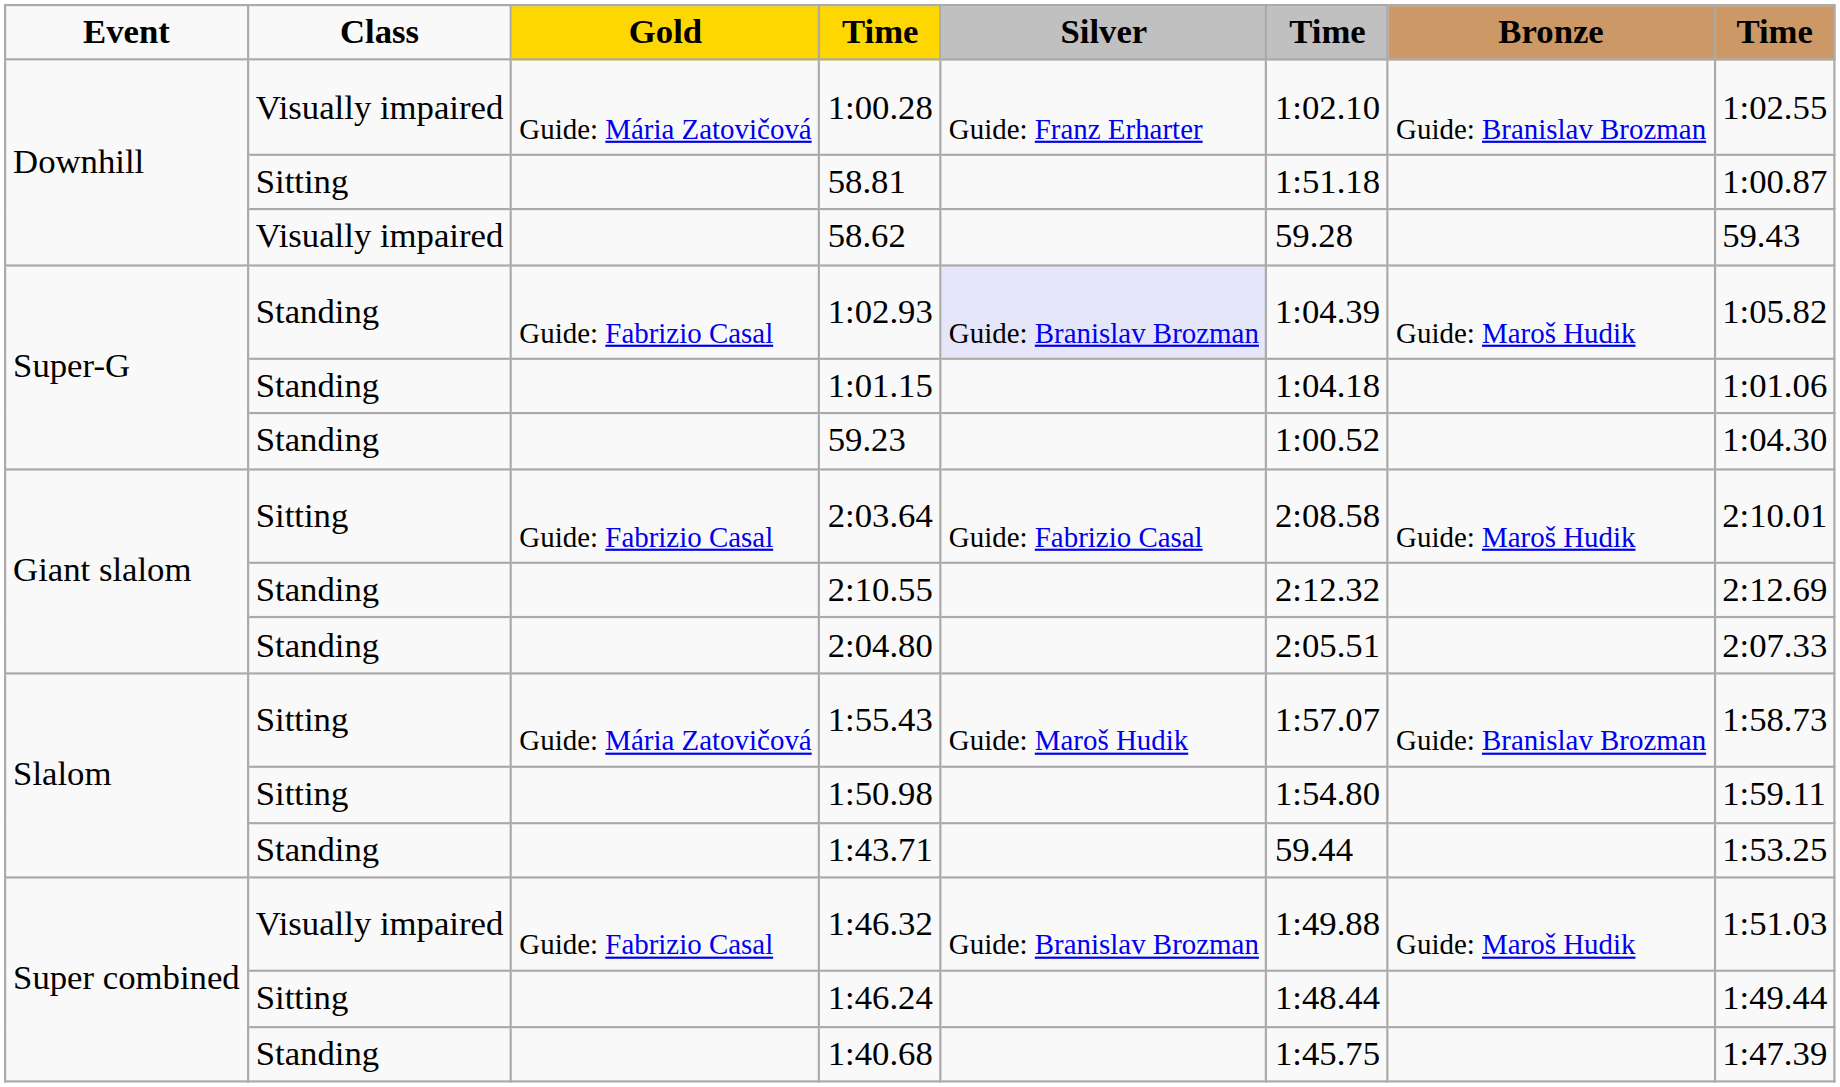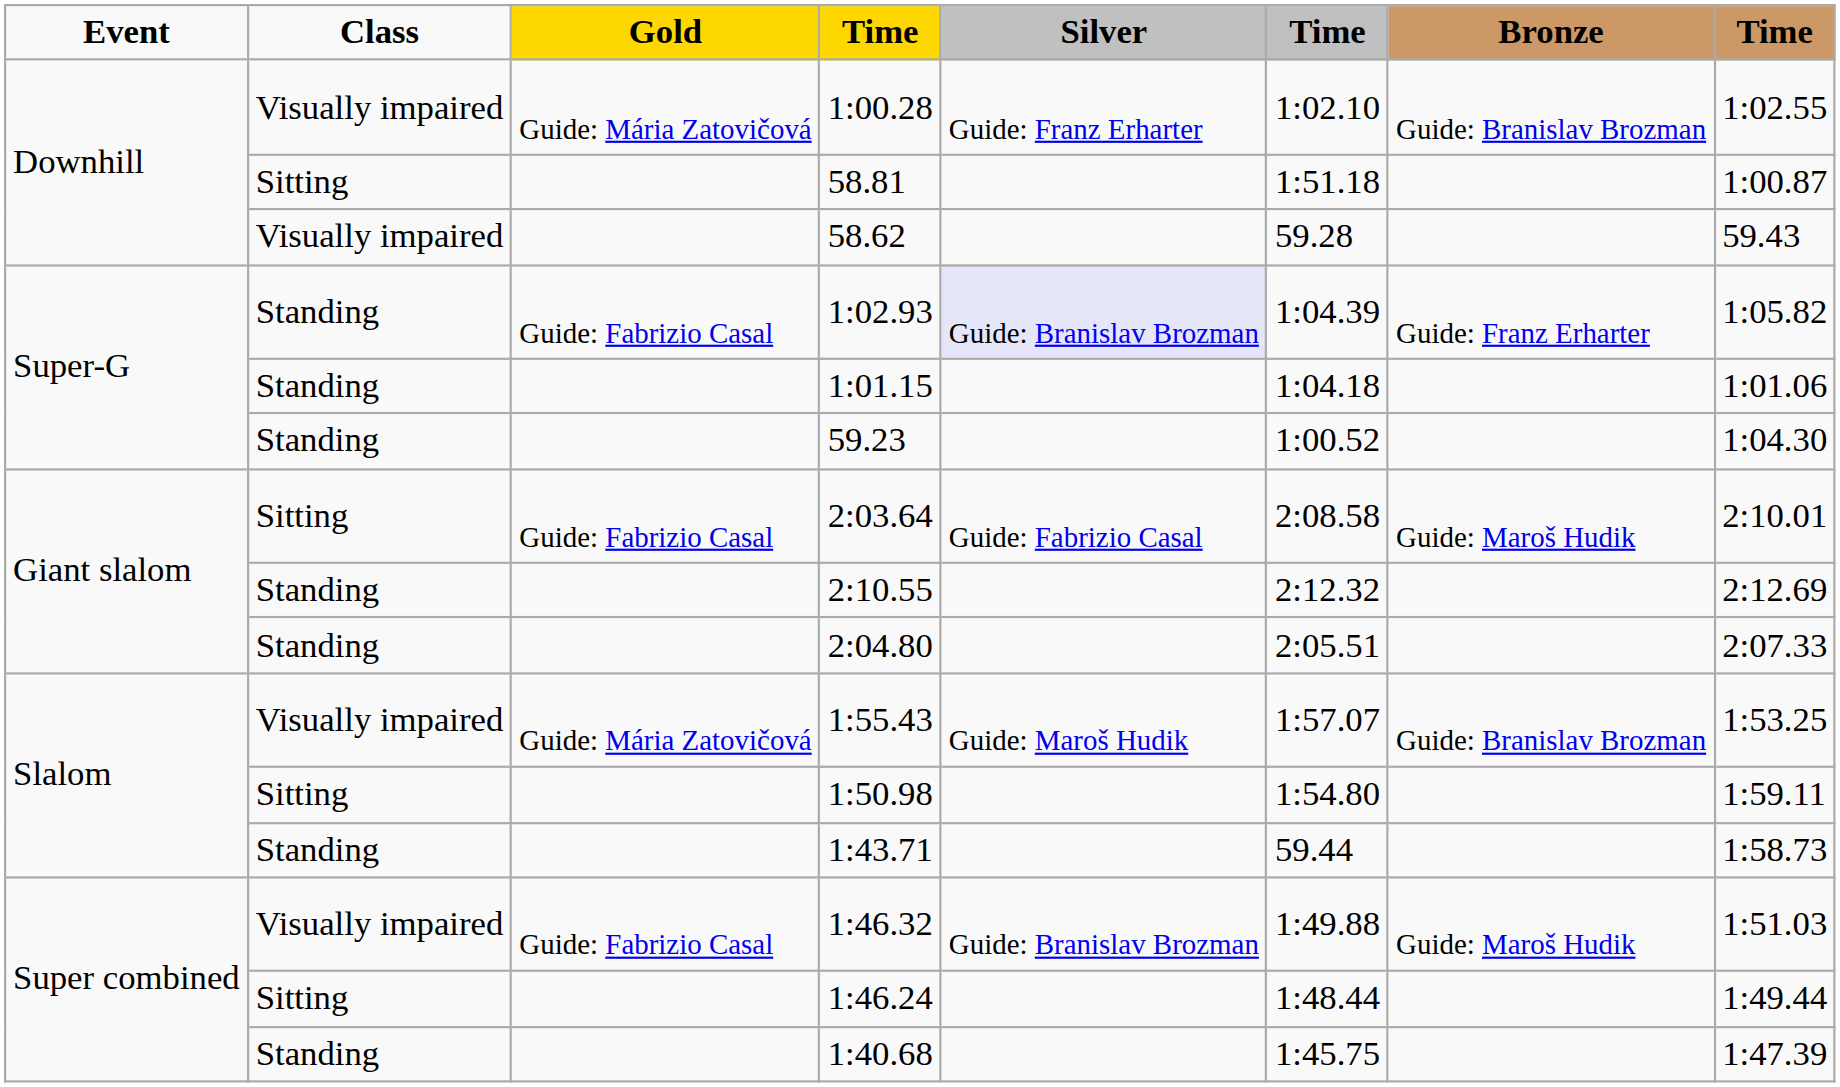(1516, 332) Guide: Maroš Hudik -> (1523, 332) Guide: Franz Erharter
(302, 719) Sitting -> (380, 719) Visually impaired
(1775, 719) 1:58.73 -> (1775, 719) 1:53.25
(1775, 849) 1:53.25 -> (1775, 849) 1:58.73
